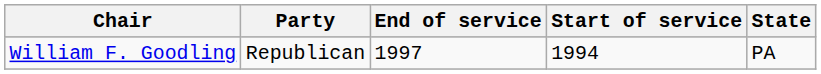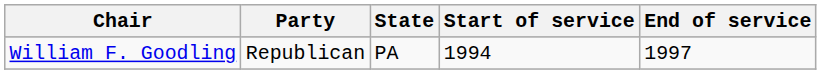columns swapped: (781, 21) <-> (458, 21)
